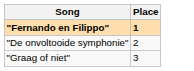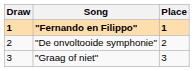+ column: (18, 12)
